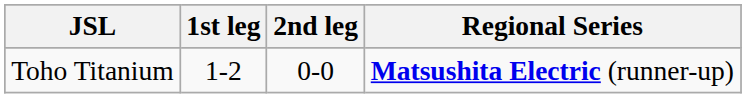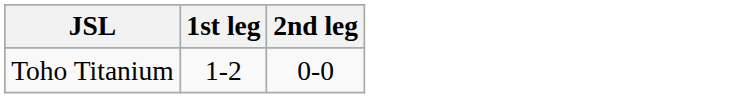- column: (552, 26)
